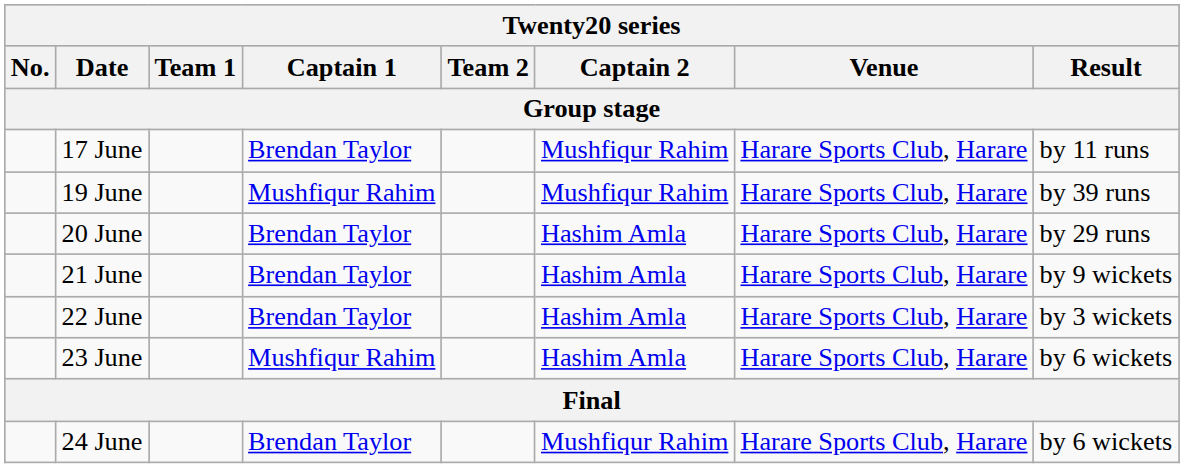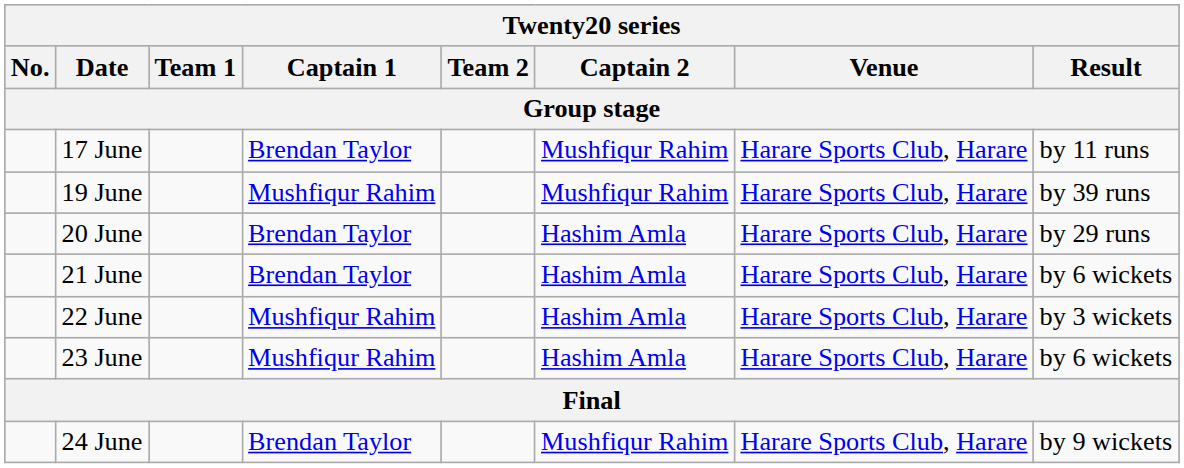(1106, 274) by 9 wickets -> (1106, 274) by 6 wickets
(330, 316) Brendan Taylor -> (342, 316) Mushfiqur Rahim
(1106, 441) by 6 wickets -> (1106, 441) by 9 wickets
